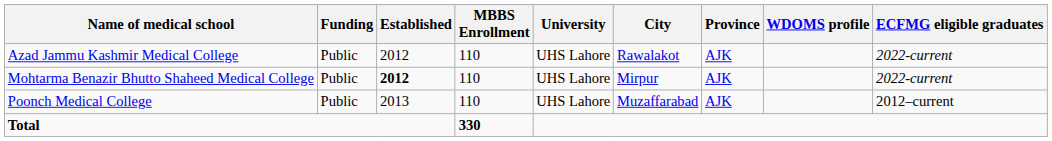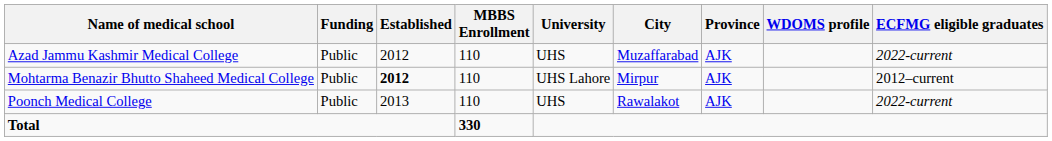(573, 55) UHS Lahore -> (551, 55) UHS
(648, 55) Rawalakot -> (658, 55) Muzaffarabad
(914, 78) 2022-current -> (915, 78) 2012–current
(573, 101) UHS Lahore -> (551, 101) UHS
(658, 101) Muzaffarabad -> (648, 101) Rawalakot
(915, 101) 2012–current -> (914, 101) 2022-current
